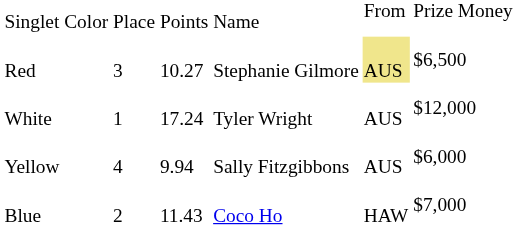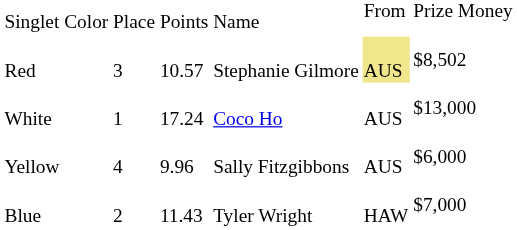(182, 70) 10.27 -> (182, 70) 10.57
(440, 59) $6,500 -> (440, 59) $8,502
(263, 118) Tyler Wright -> (248, 118) Coco Ho
(445, 107) $12,000 -> (445, 107) $13,000
(177, 167) 9.94 -> (177, 167) 9.96
(248, 215) Coco Ho -> (263, 215) Tyler Wright
